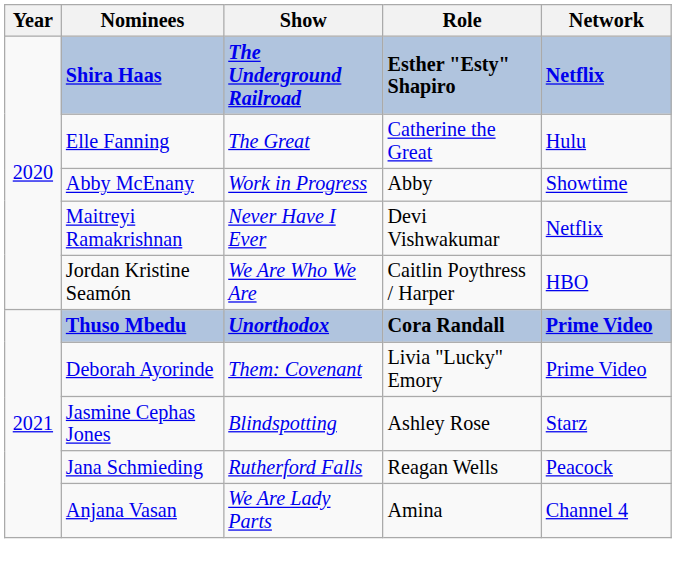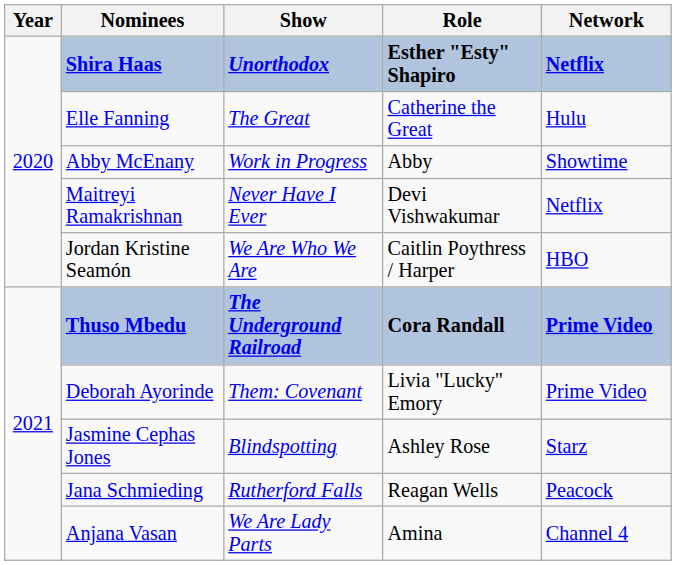(285, 75) The Underground Railroad -> (279, 63) Unorthodox
(279, 325) Unorthodox -> (285, 325) The Underground Railroad
